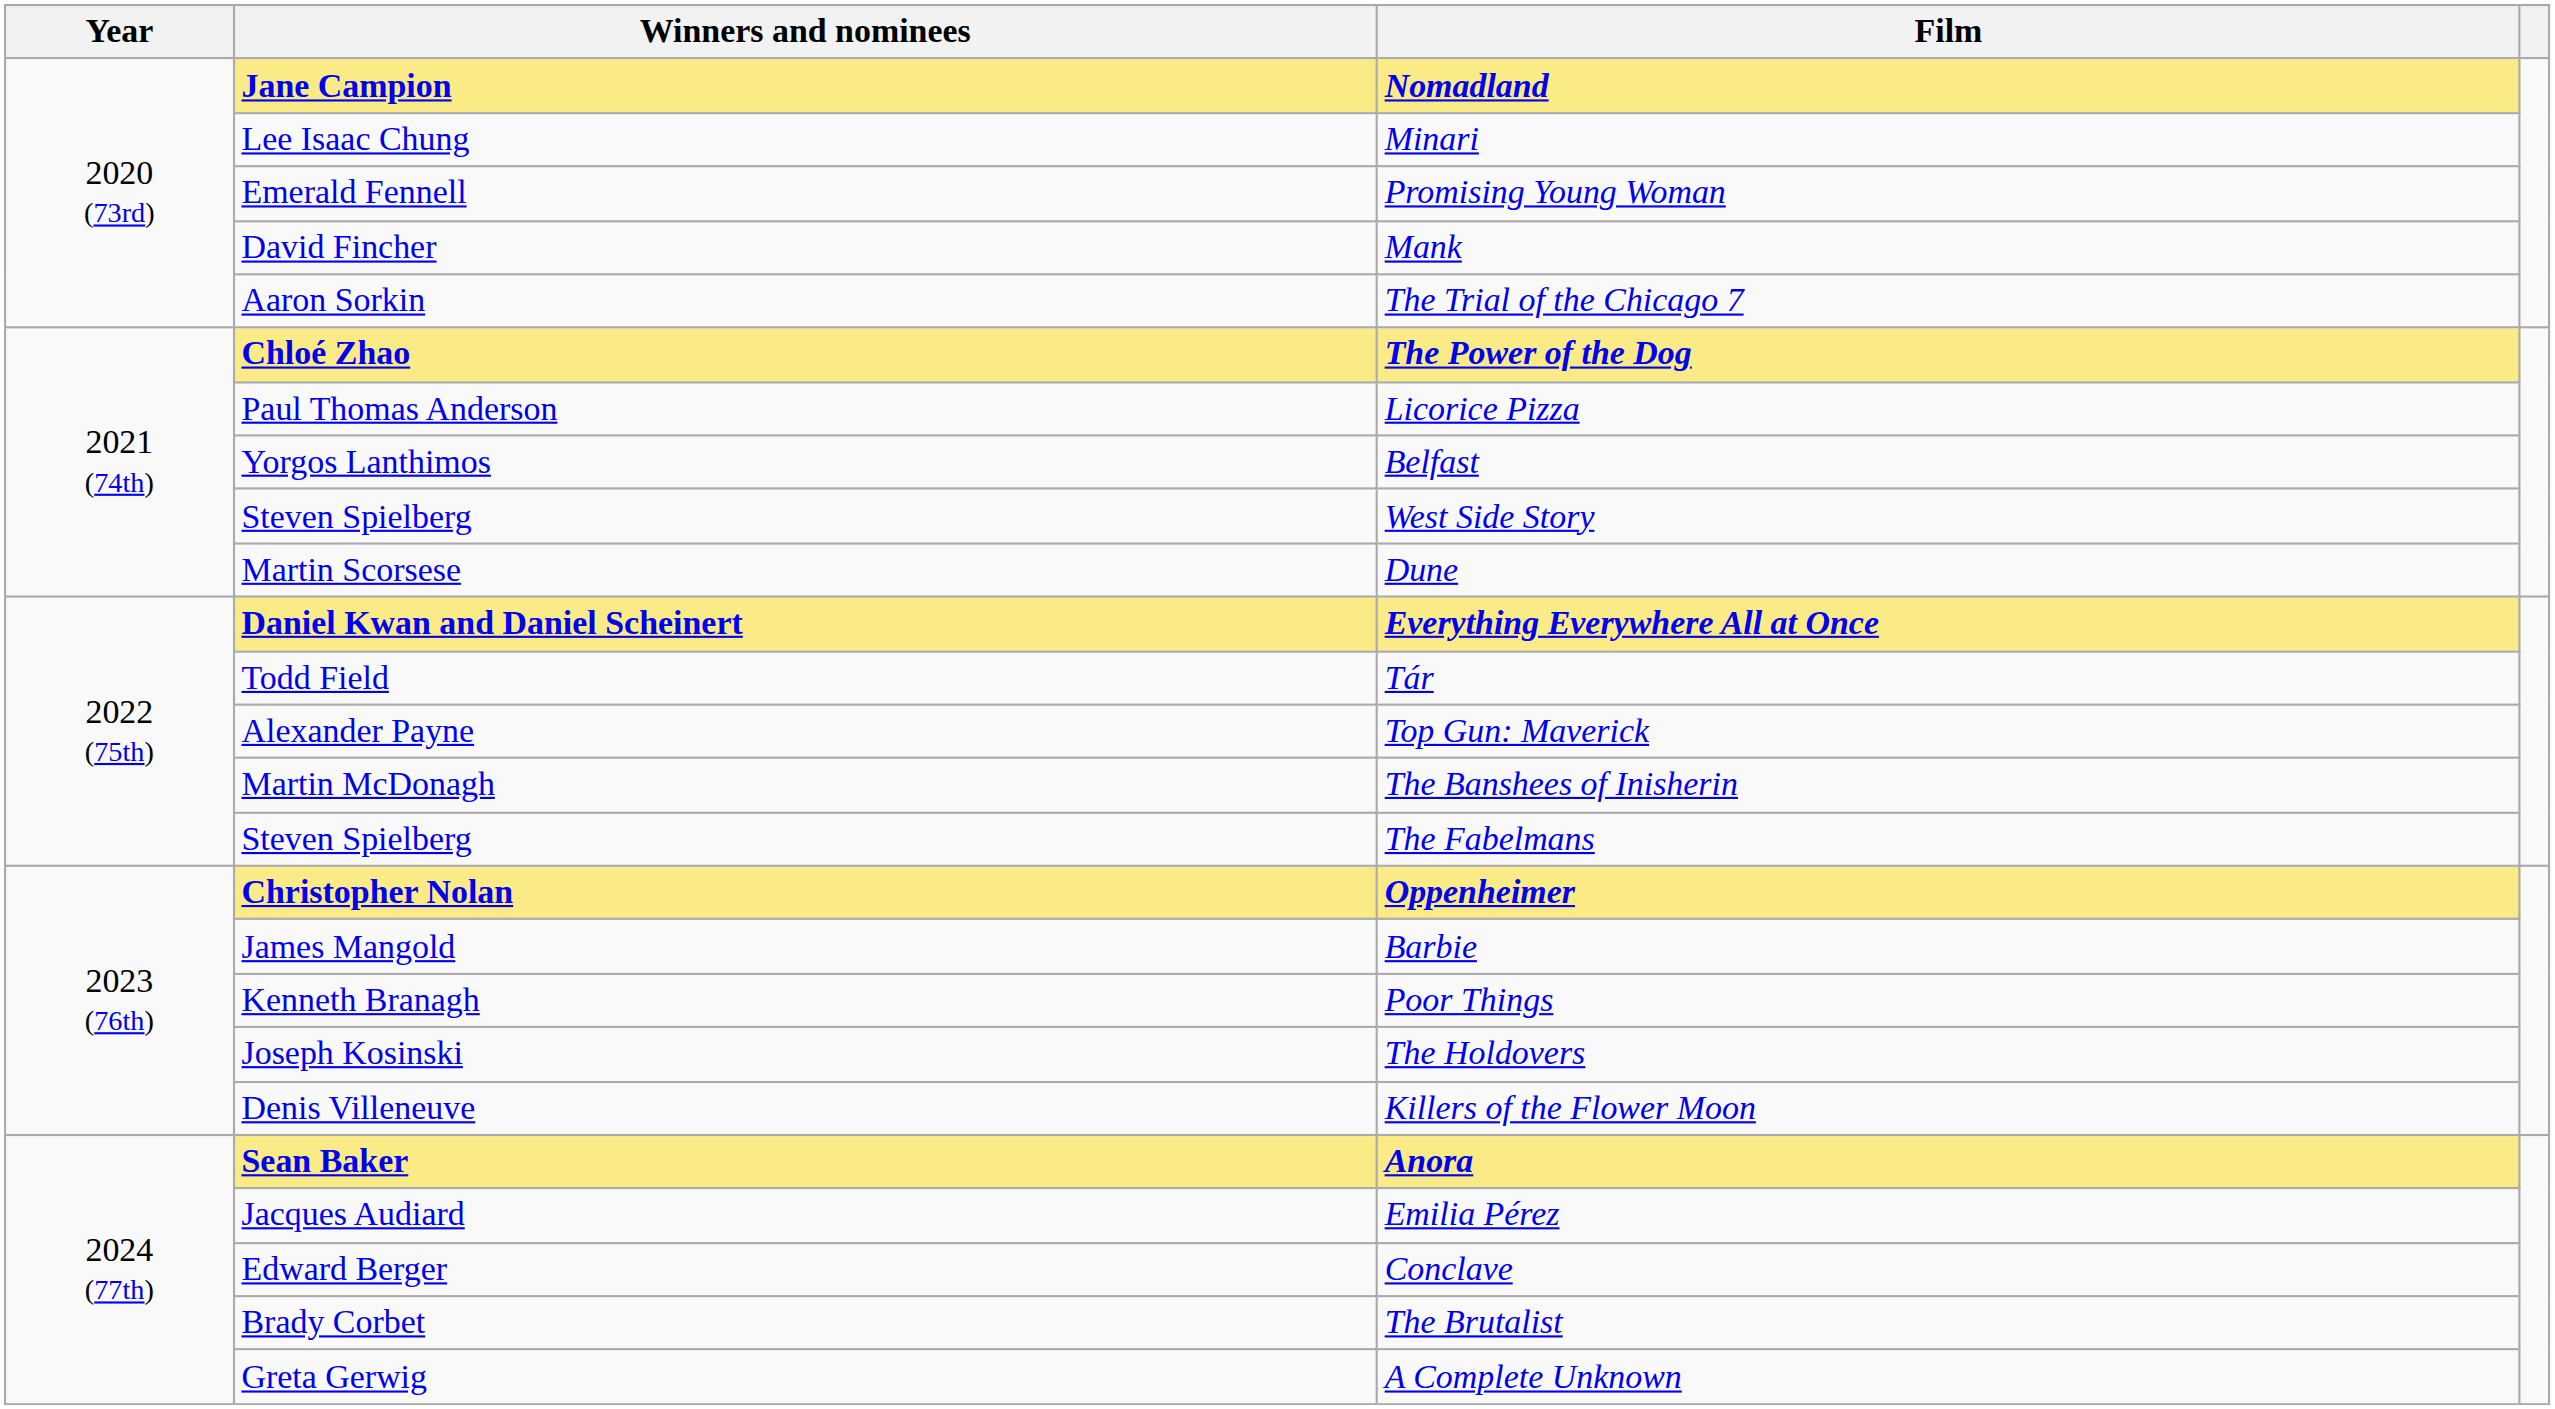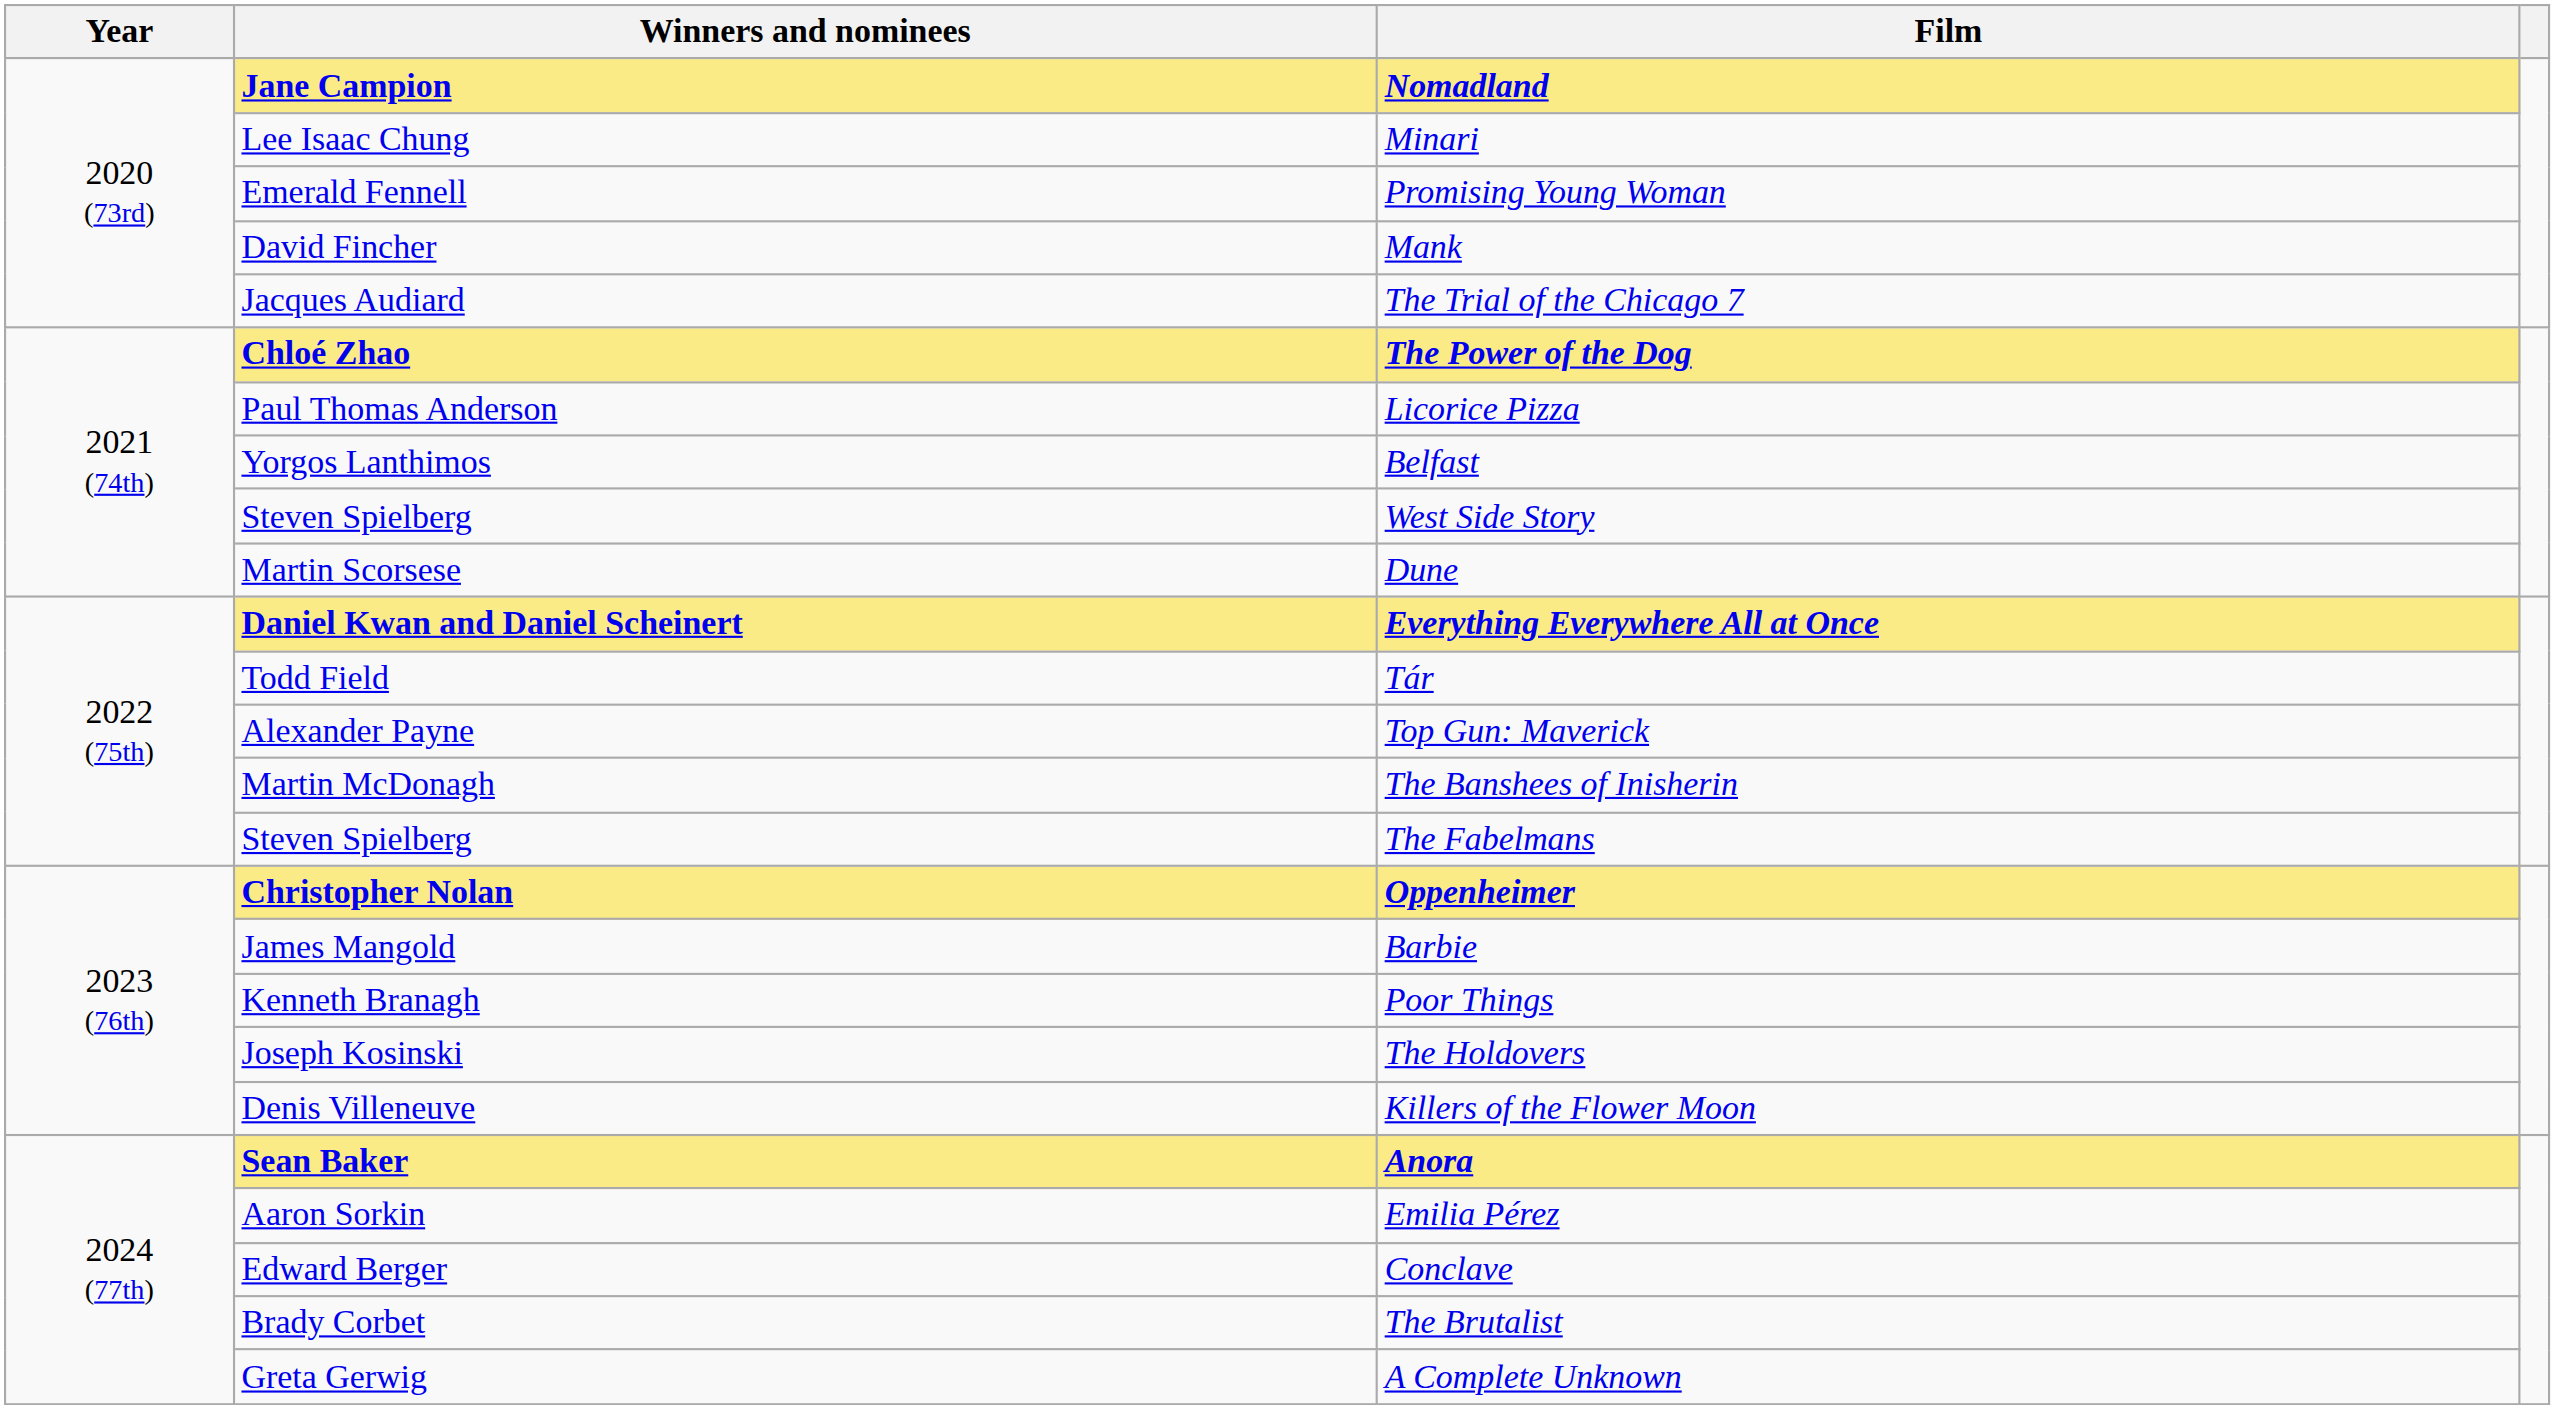(333, 300) Aaron Sorkin -> (353, 300) Jacques Audiard
(353, 1214) Jacques Audiard -> (333, 1214) Aaron Sorkin
